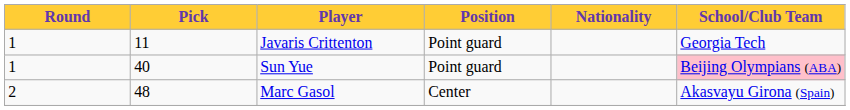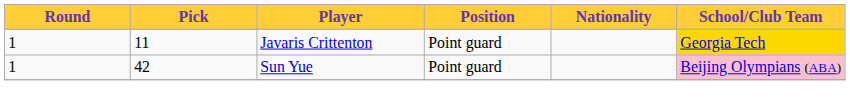(723, 42) no background -> (723, 42) gold background
(142, 67) 40 -> (142, 67) 42
- row: (297, 92)
